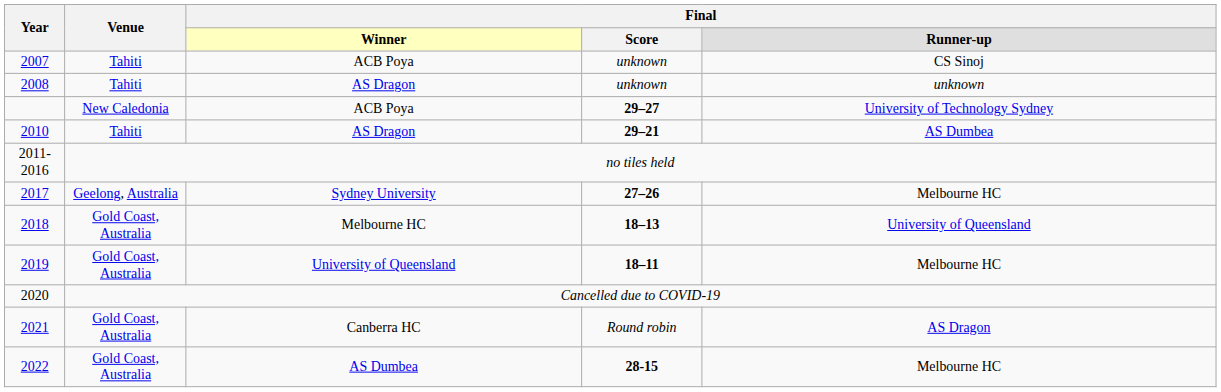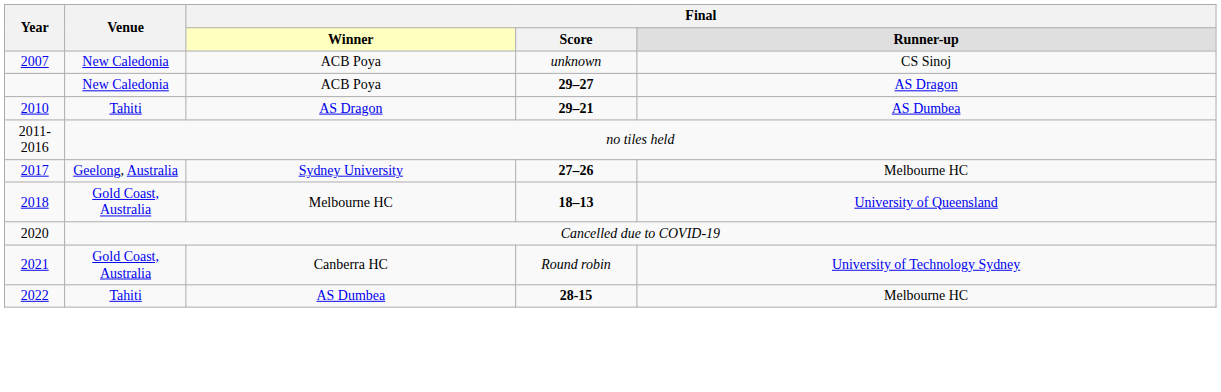(126, 62) Tahiti -> (126, 62) New Caledonia
- row: (35, 85)
(959, 108) University of Technology Sydney -> (926, 85) AS Dragon
- row: (35, 264)
(959, 327) AS Dragon -> (926, 264) University of Technology Sydney
(126, 367) Gold Coast, Australia -> (126, 296) Tahiti
